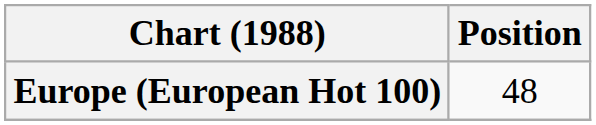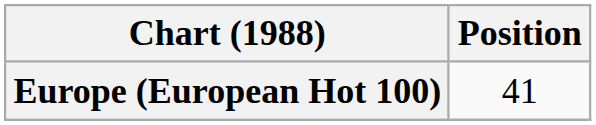(520, 90) 48 -> (520, 90) 41
